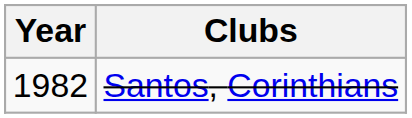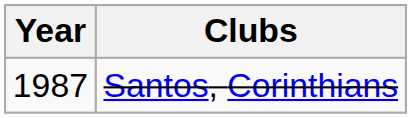(50, 84) 1982 -> (50, 84) 1987
